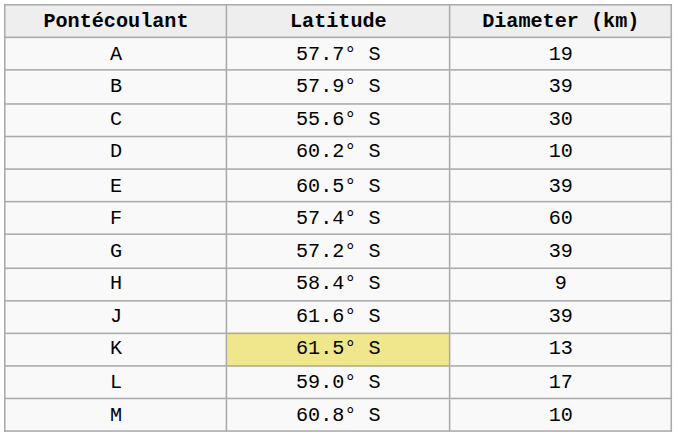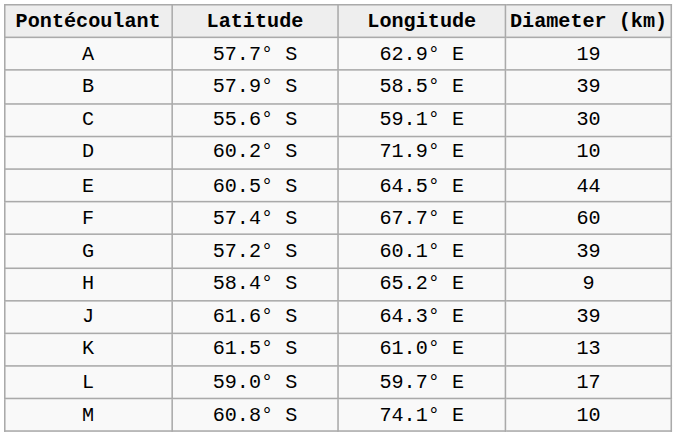+ column: (422, 21)
(561, 185) 39 -> (589, 185) 44
(338, 350) khaki background -> (255, 350) no background
